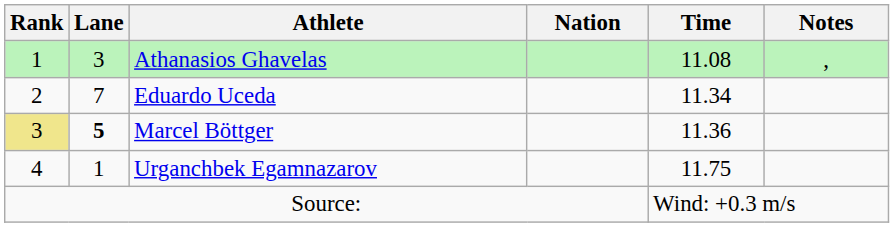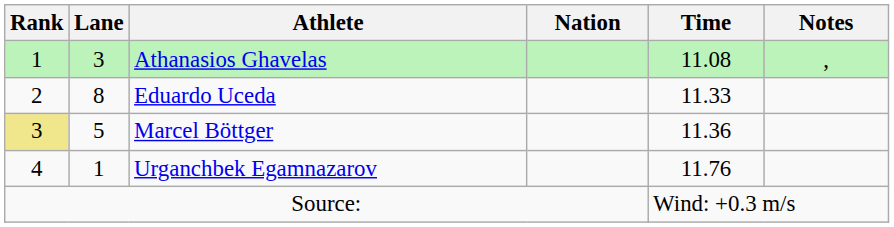(99, 95) 7 -> (99, 95) 8
(706, 95) 11.34 -> (706, 95) 11.33
(99, 131) bold -> (99, 131) normal
(706, 167) 11.75 -> (706, 167) 11.76
